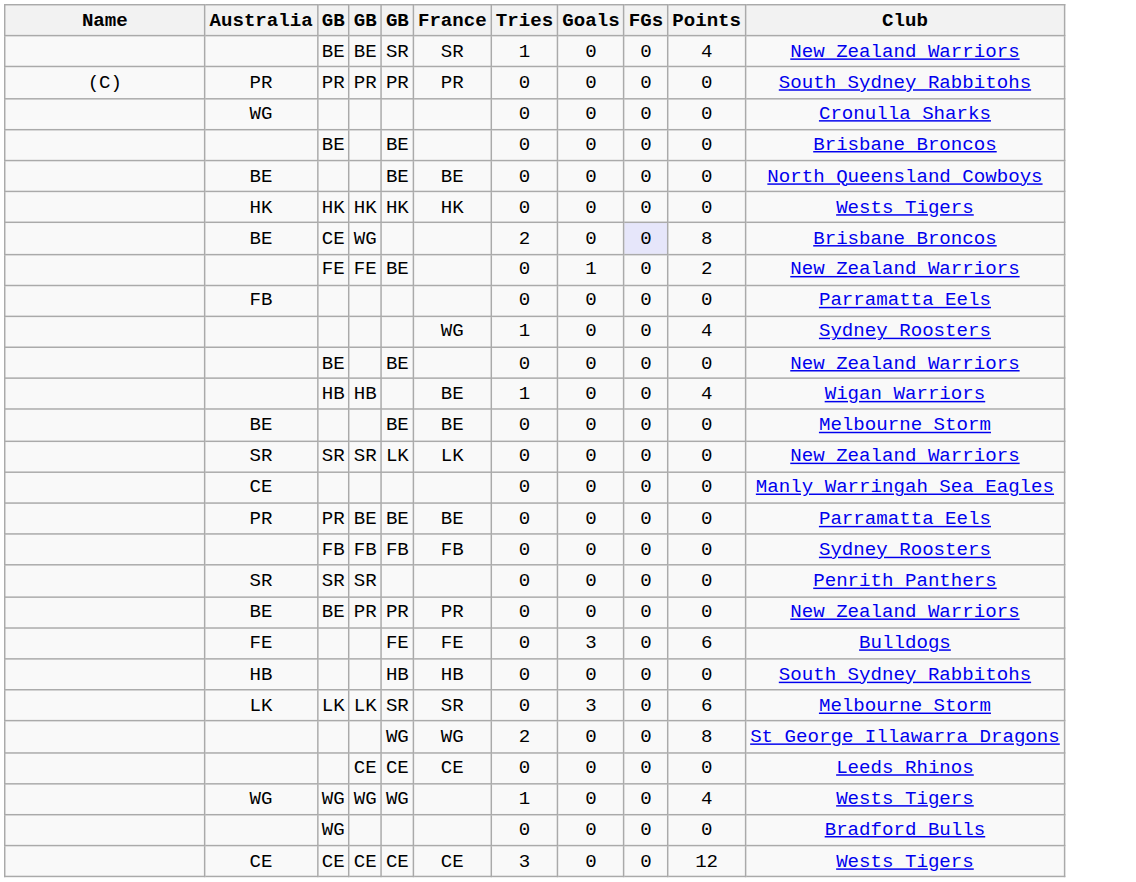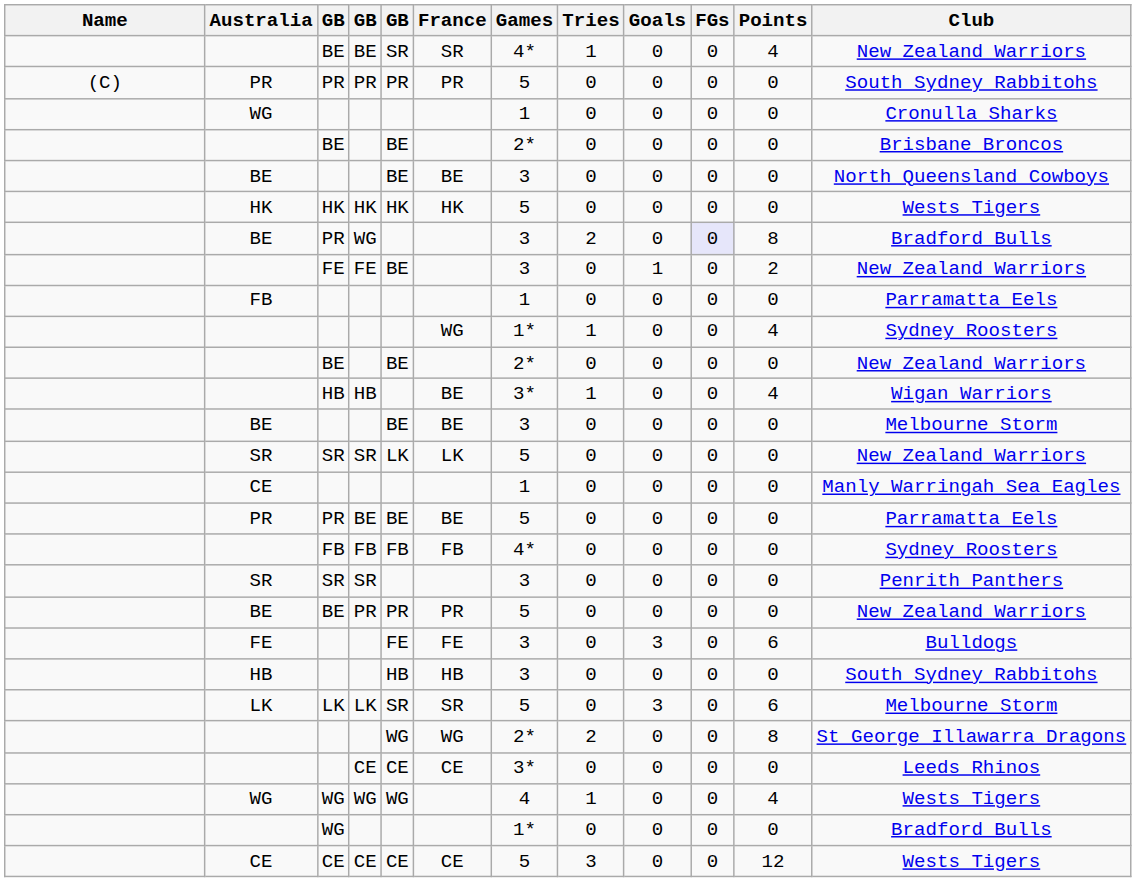+ column: (525, 20)
(333, 238) CE -> (333, 238) PR
(905, 238) Brisbane Broncos -> (971, 238) Bradford Bulls
